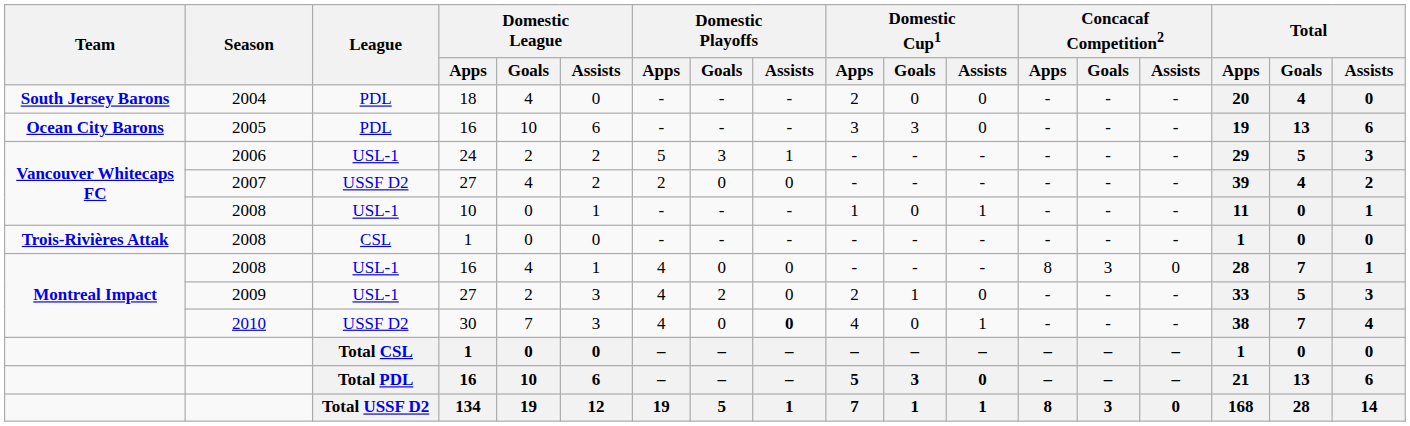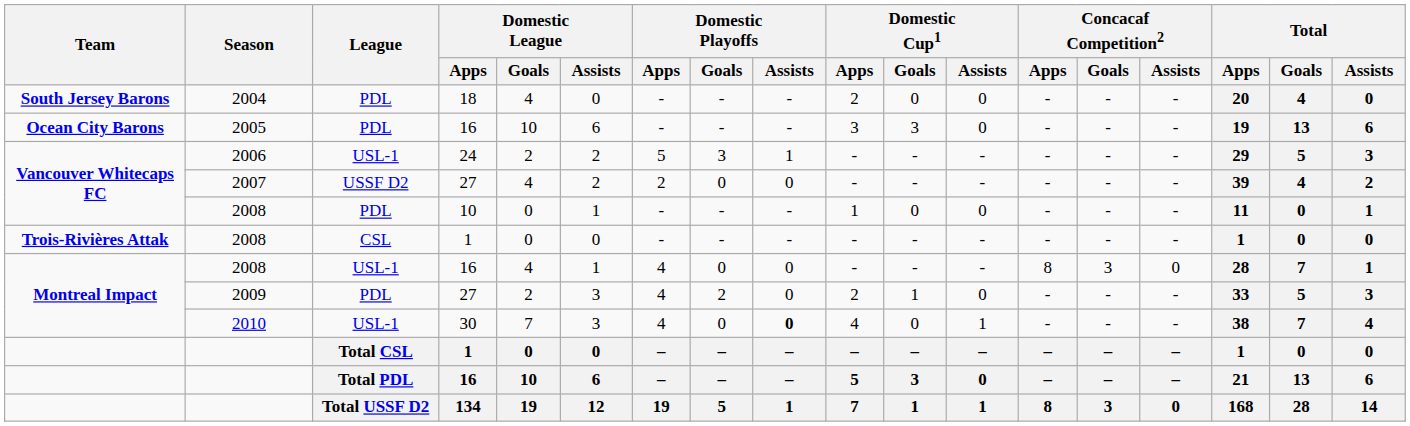(376, 211) USL-1 -> (376, 211) PDL
(982, 211) 1 -> (982, 211) 0
(376, 295) USL-1 -> (376, 295) PDL
(376, 323) USSF D2 -> (376, 323) USL-1
